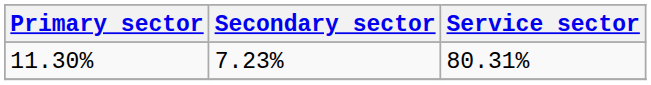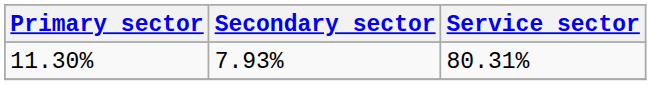(249, 61) 7.23% -> (249, 61) 7.93%
